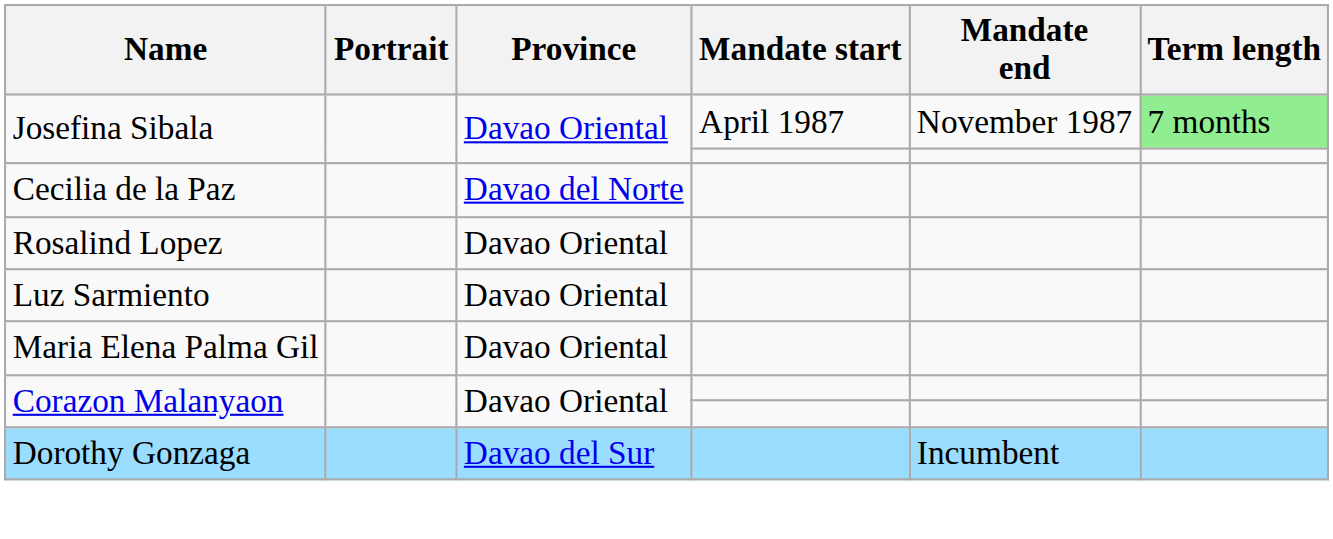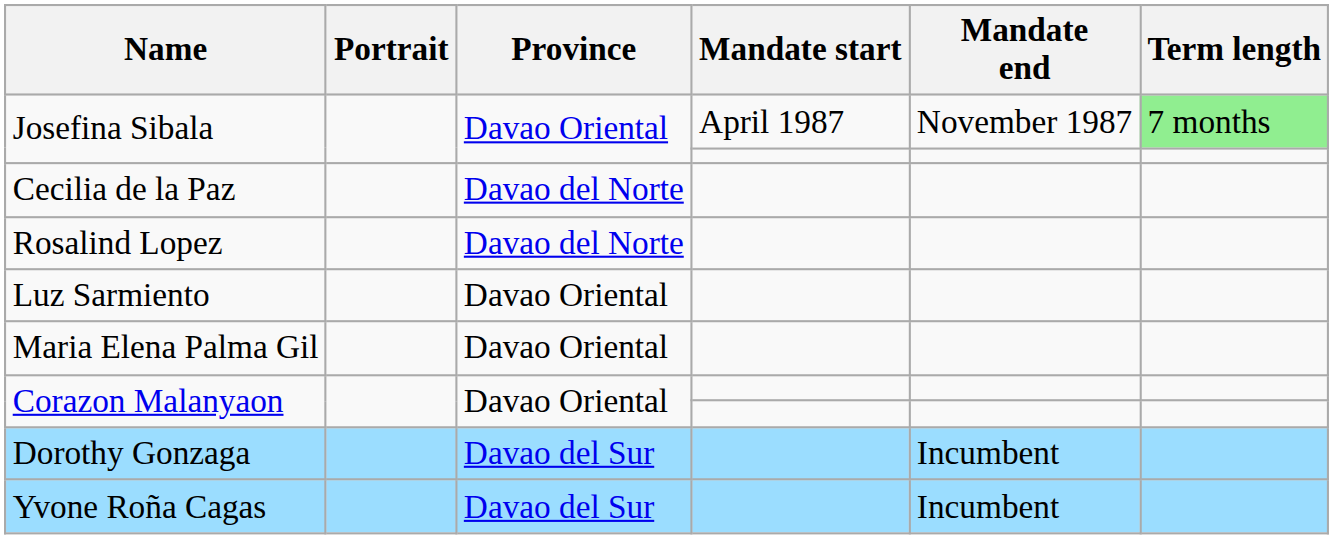(566, 242) Davao Oriental -> (574, 242) Davao del Norte
+ row: (140, 505)
